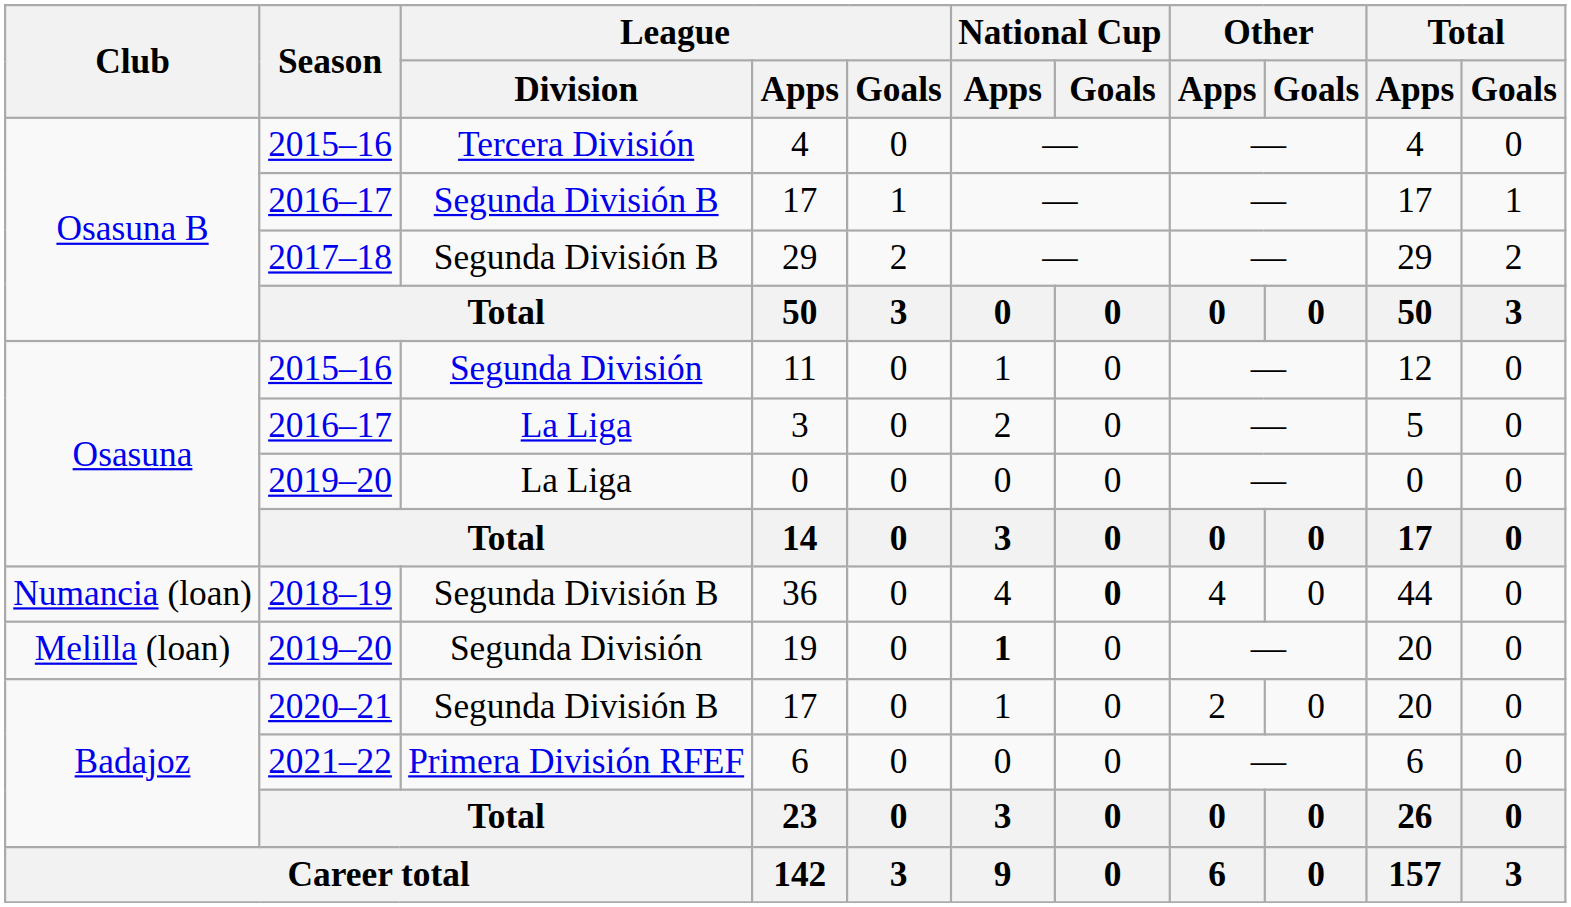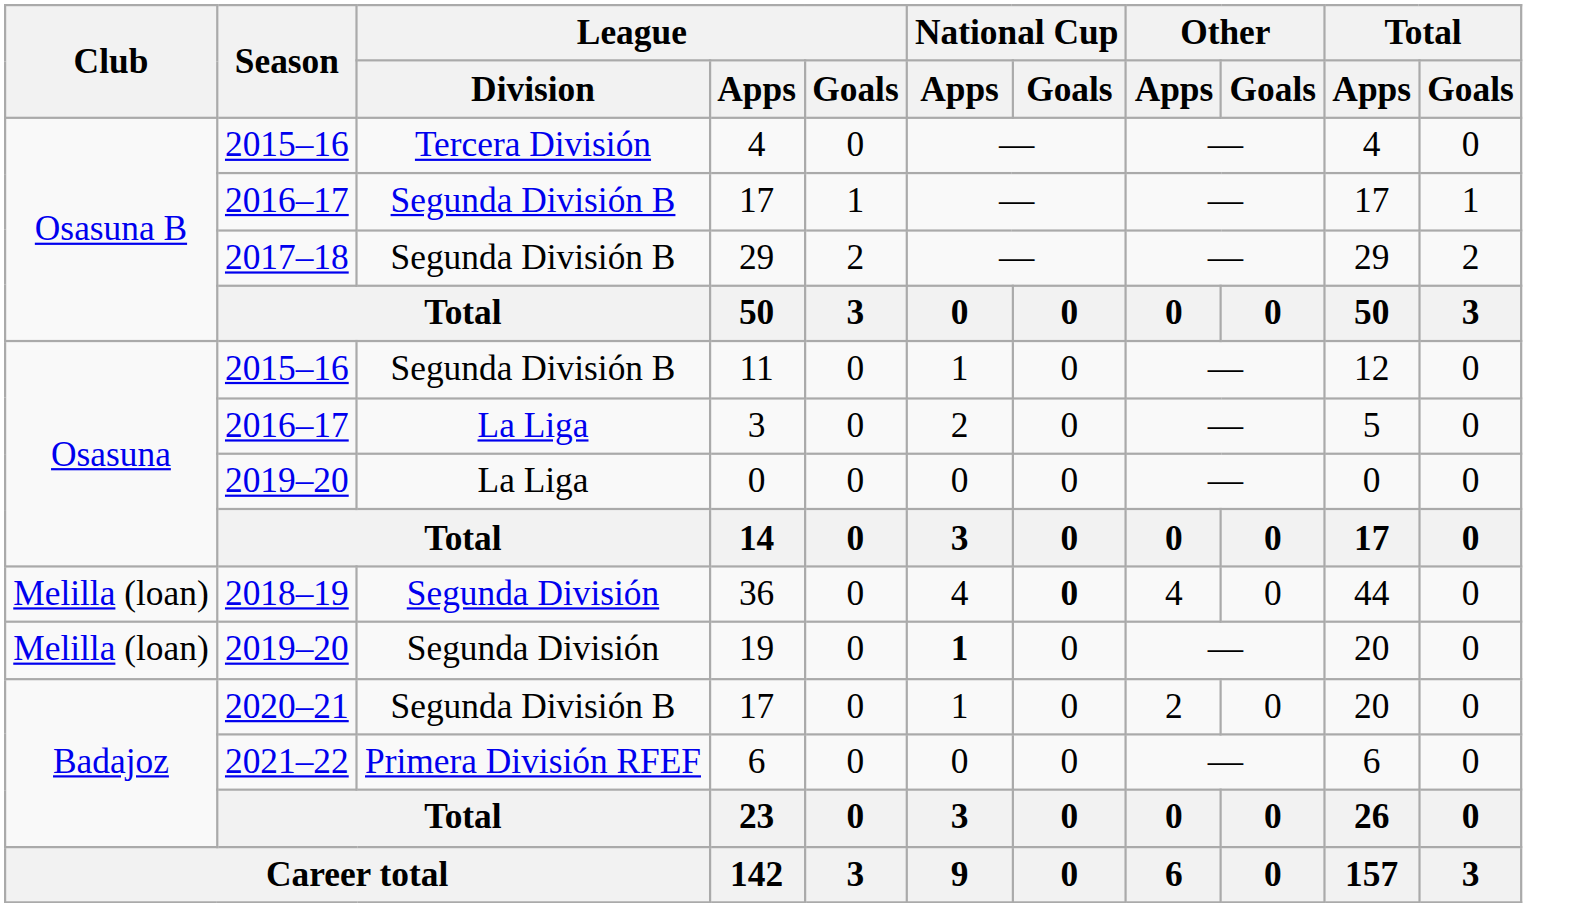(576, 369) Segunda División -> (533, 369) Segunda División B
(133, 593) Numancia (loan) -> (111, 593) Melilla (loan)
(576, 593) Segunda División B -> (533, 593) Segunda División
